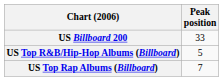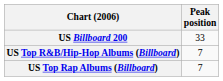(200, 53) 5 -> (200, 53) 7
